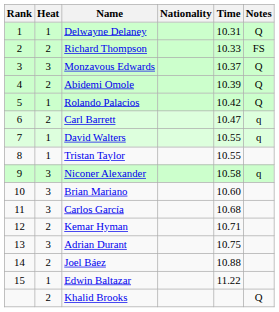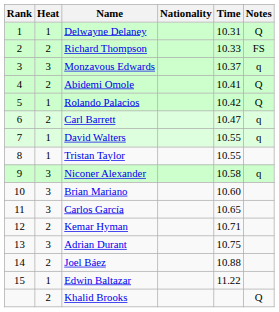(259, 66) Q -> (259, 66) q
(229, 84) 10.39 -> (229, 84) 10.41
(229, 209) 10.68 -> (229, 209) 10.65
